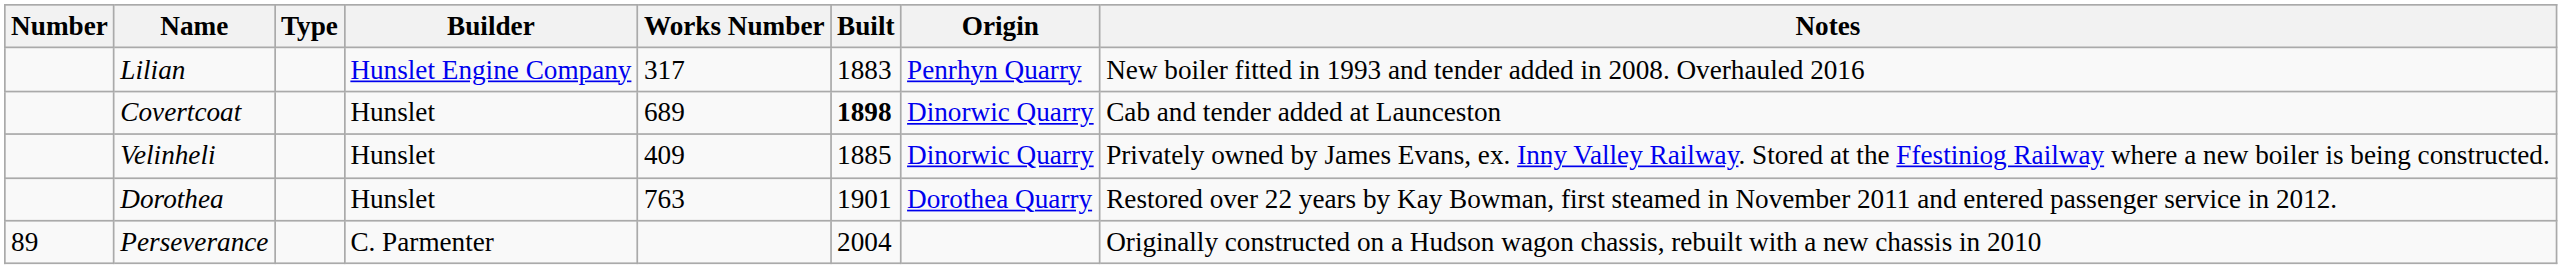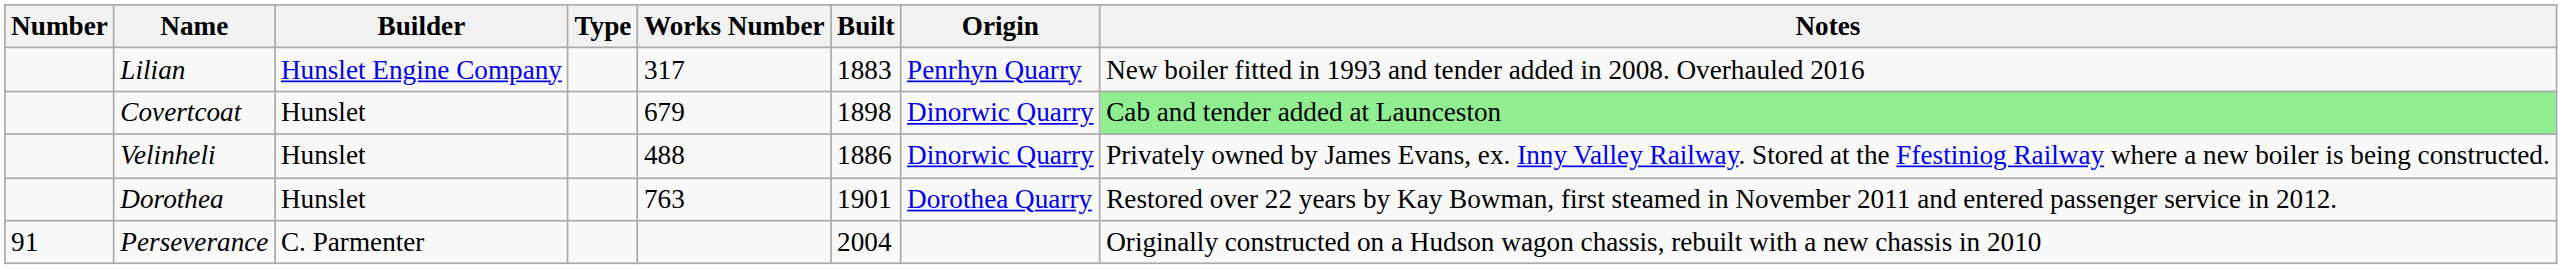columns swapped: (491, 26) <-> (309, 26)
(664, 112) 689 -> (664, 112) 679
(864, 112) bold -> (864, 112) normal
(1304, 112) no background -> (1304, 112) lightgreen background
(664, 155) 409 -> (664, 155) 488
(864, 155) 1885 -> (864, 155) 1886
(25, 241) 89 -> (25, 241) 91
